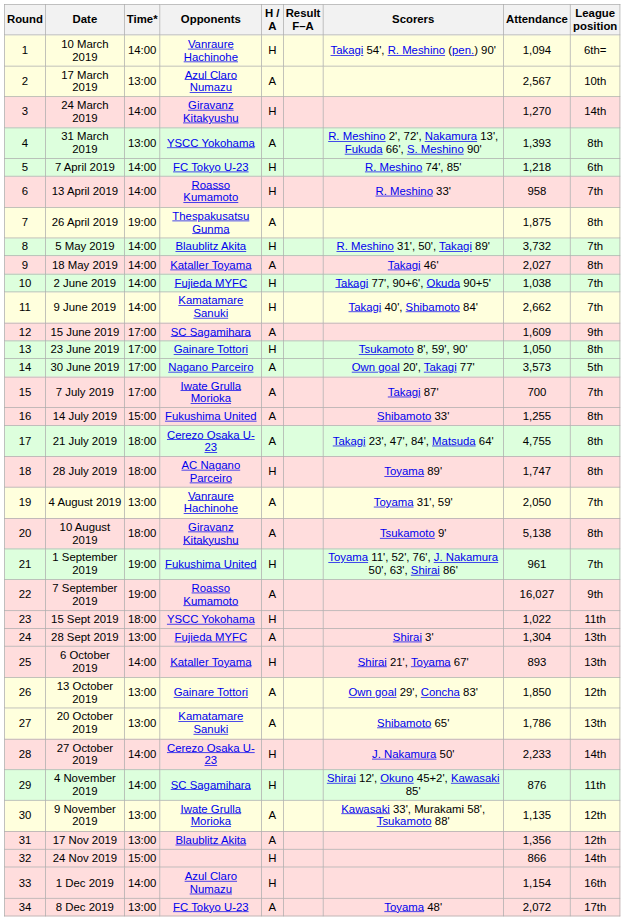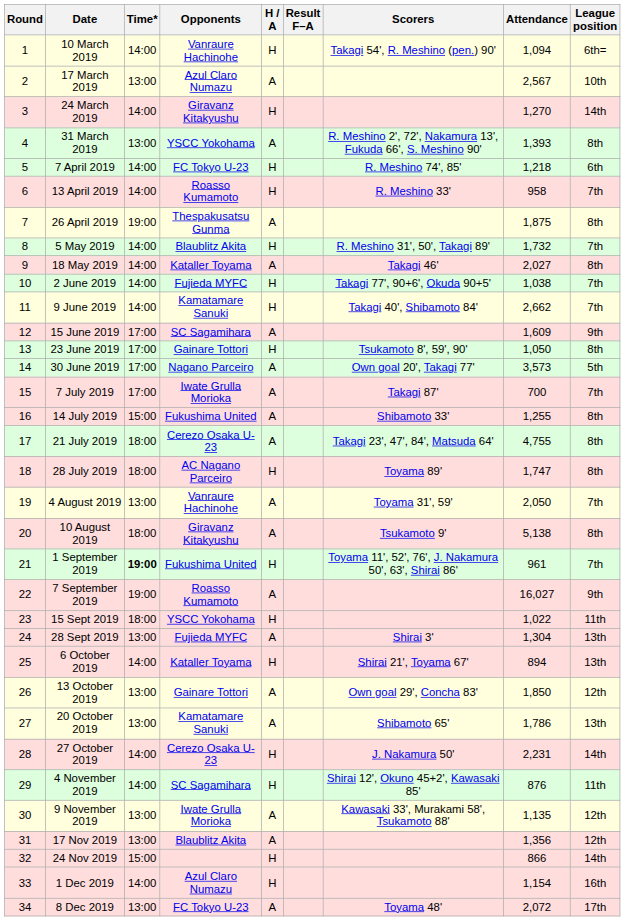(537, 247) 3,732 -> (537, 247) 1,732
(142, 564) normal -> (142, 564) bold
(537, 662) 893 -> (537, 662) 894
(537, 754) 2,233 -> (537, 754) 2,231
